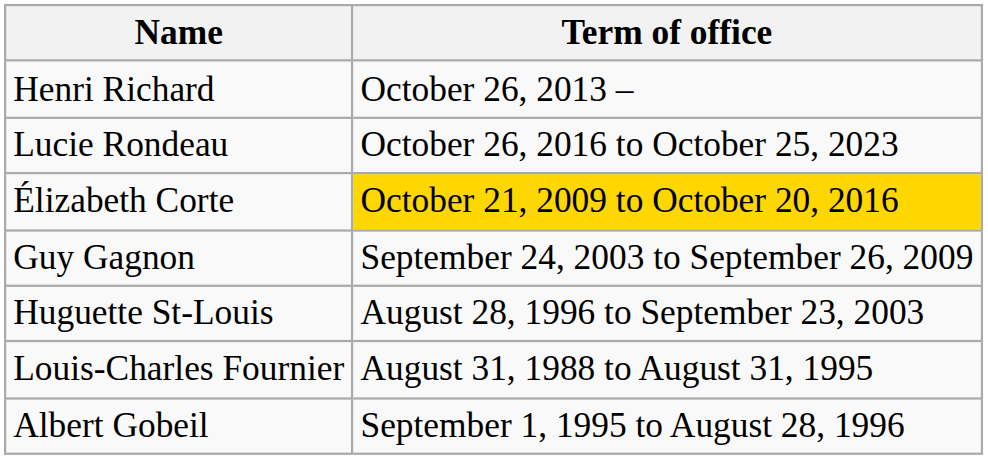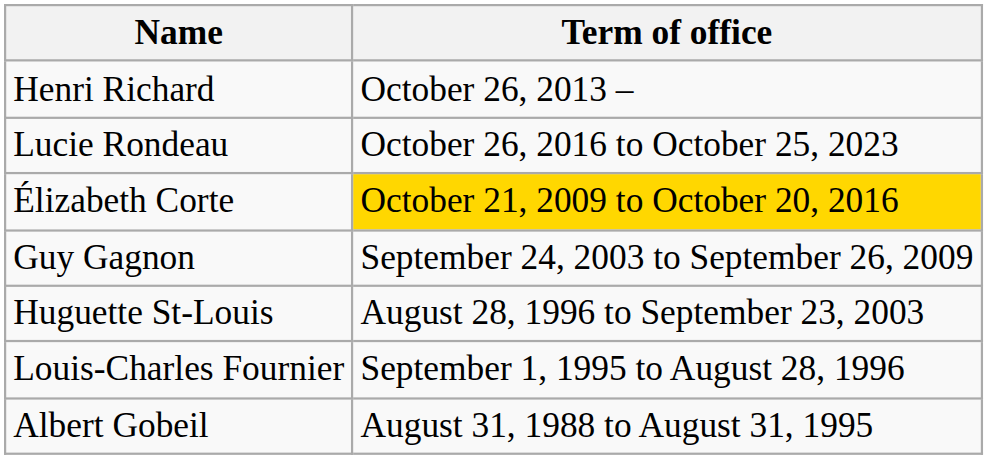(617, 369) August 31, 1988 to August 31, 1995 -> (633, 369) September 1, 1995 to August 28, 1996
(633, 425) September 1, 1995 to August 28, 1996 -> (617, 425) August 31, 1988 to August 31, 1995
